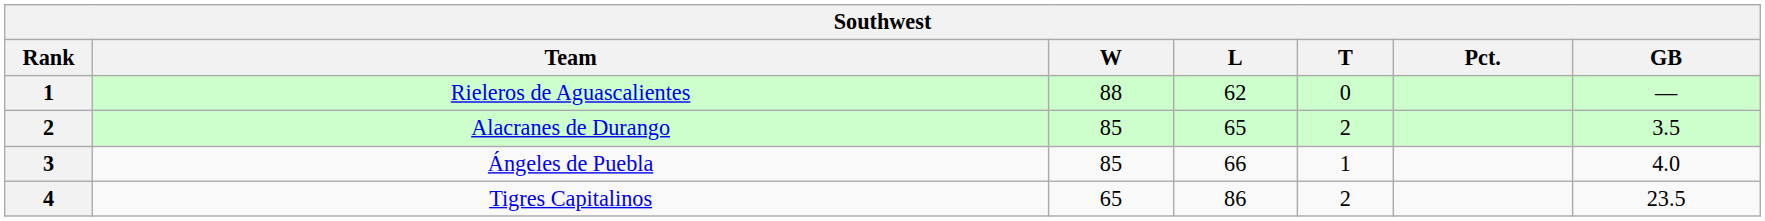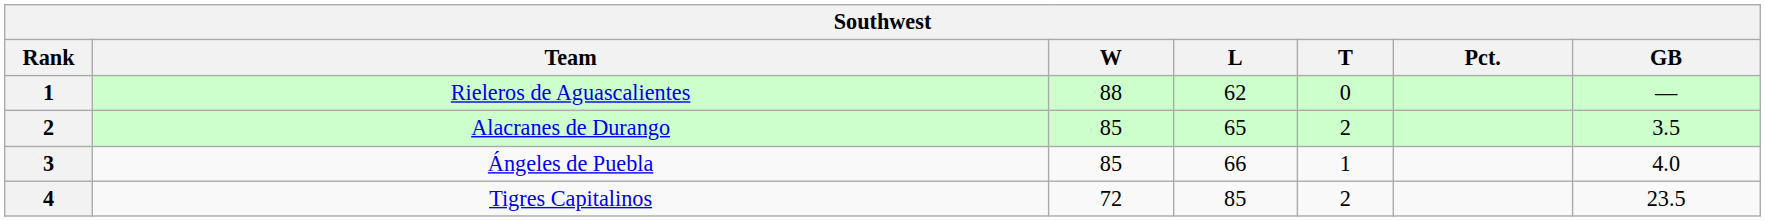(1111, 198) 65 -> (1111, 198) 72
(1235, 198) 86 -> (1235, 198) 85
